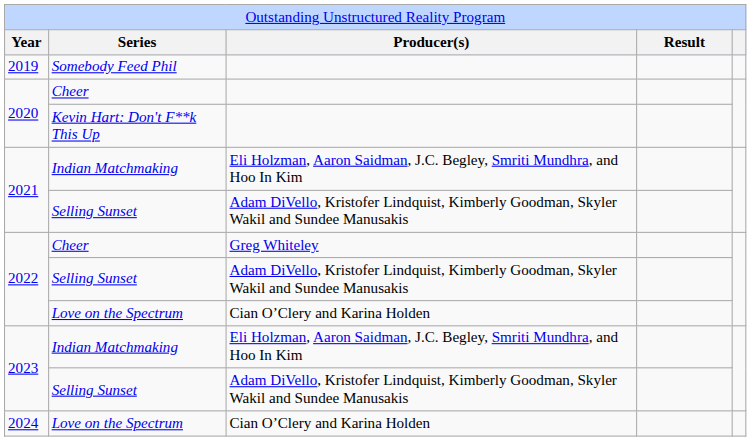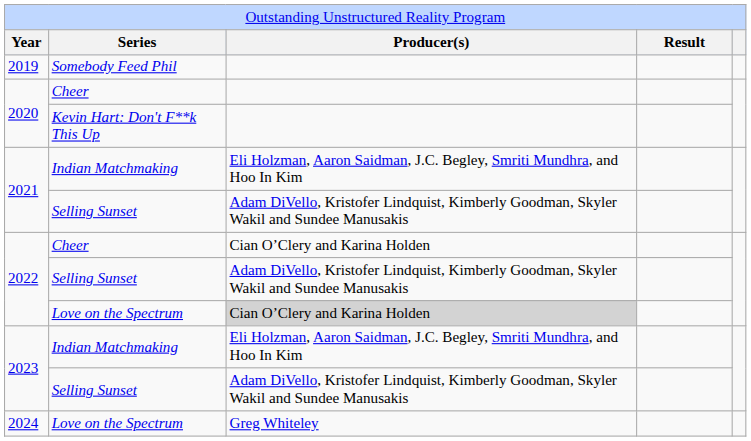(274, 245) Greg Whiteley -> (330, 245) Cian O’Clery and Karina Holden
(330, 313) no background -> (330, 313) lightgrey background
(330, 423) Cian O’Clery and Karina Holden -> (274, 423) Greg Whiteley
